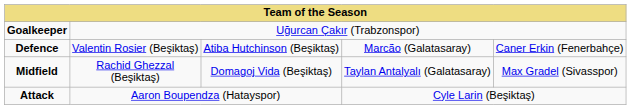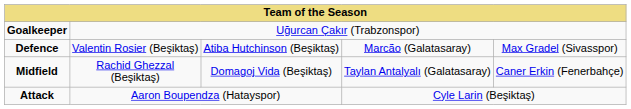(560, 48) Caner Erkin (Fenerbahçe) -> (560, 48) Max Gradel (Sivasspor)
(560, 71) Max Gradel (Sivasspor) -> (560, 71) Caner Erkin (Fenerbahçe)
